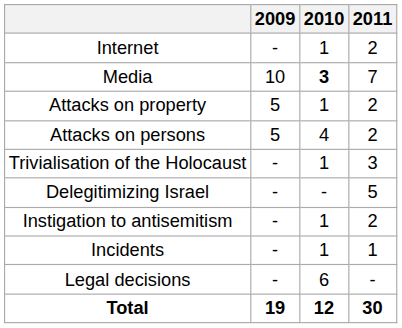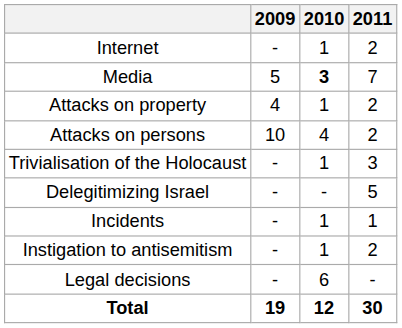(275, 76) 10 -> (275, 76) 5
(275, 105) 5 -> (275, 105) 4
(275, 134) 5 -> (275, 134) 10
rows swapped: (128, 250) <-> (128, 221)
